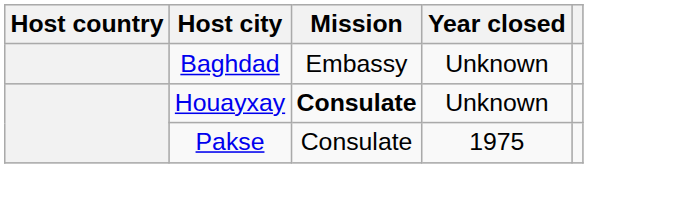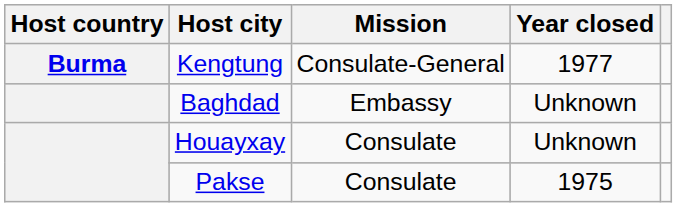+ row: (230, 63)
(357, 102) bold -> (401, 142) normal
